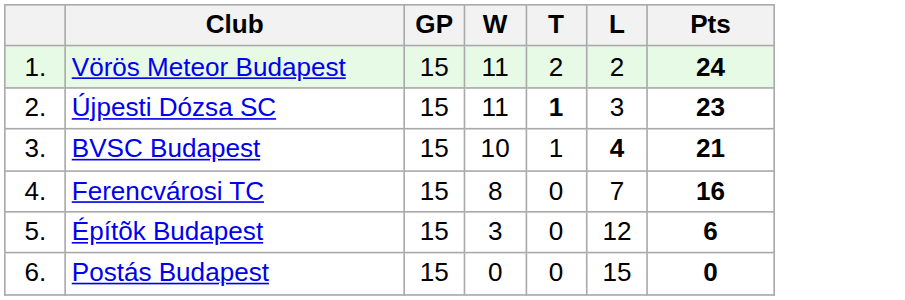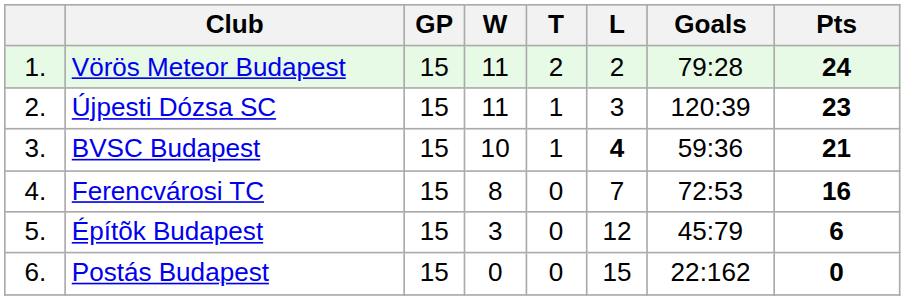+ column: (711, 25)
(556, 107) bold -> (556, 107) normal
